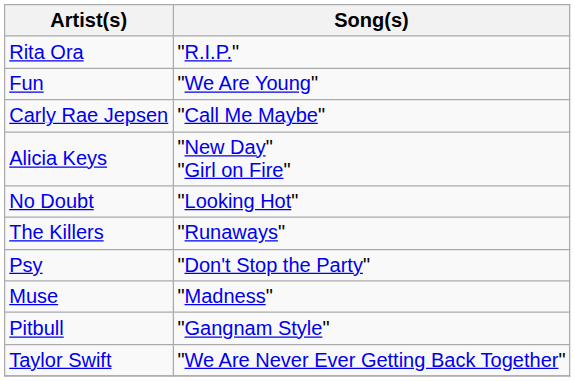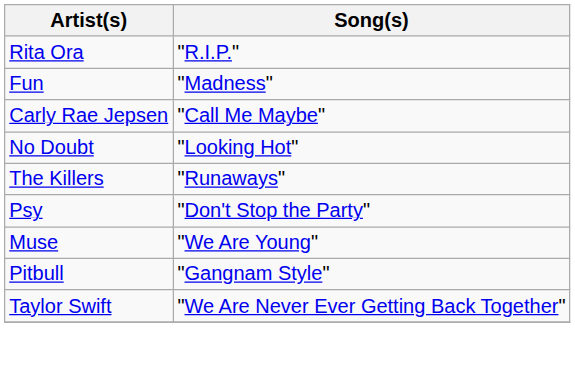(248, 83) "We Are Young" -> (225, 83) "Madness"
- row: (58, 158)
(225, 296) "Madness" -> (248, 242) "We Are Young"
